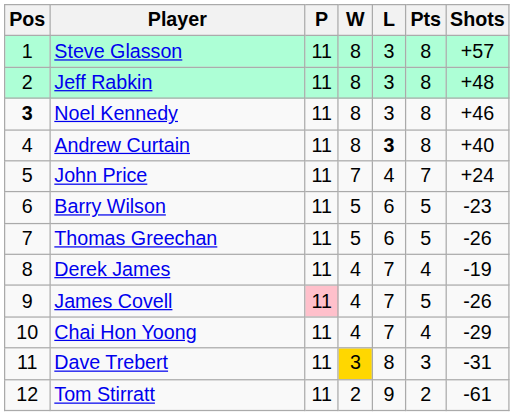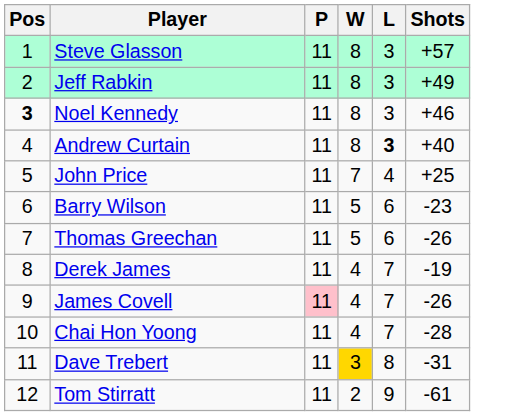- column: (426, 20)
(477, 82) +48 -> (438, 82) +49
(477, 176) +24 -> (438, 176) +25
(477, 332) -29 -> (438, 332) -28
